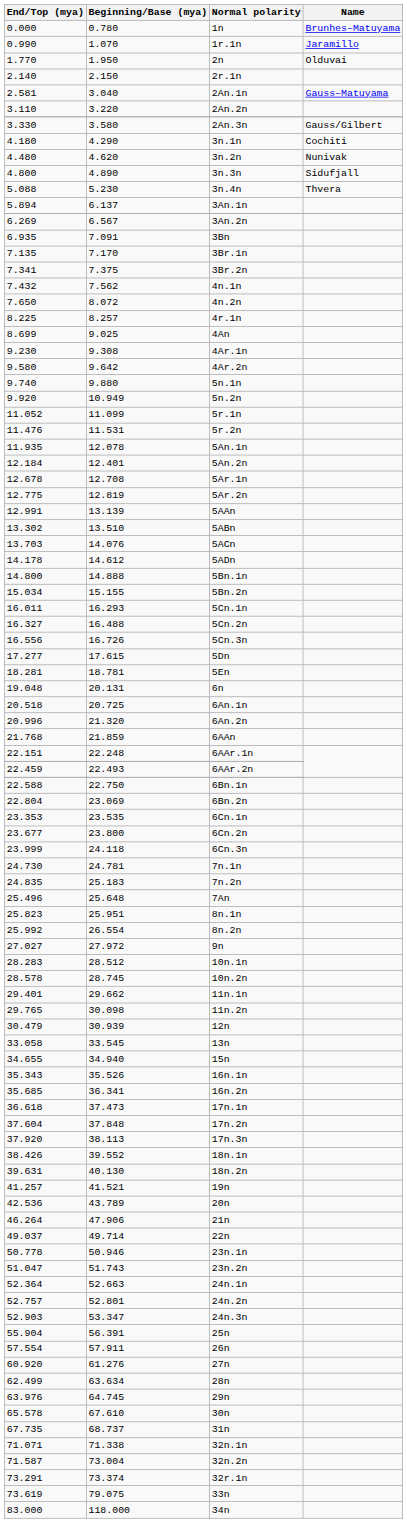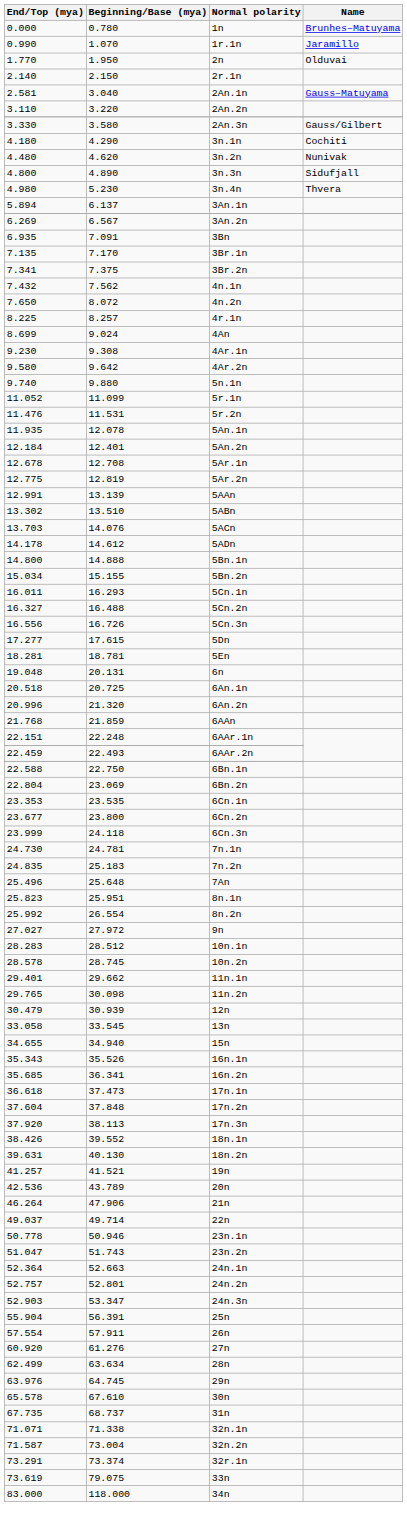(22, 190) 5.088 -> (22, 190) 4.980
(103, 334) 9.025 -> (103, 334) 9.024
- row: (227, 399)
